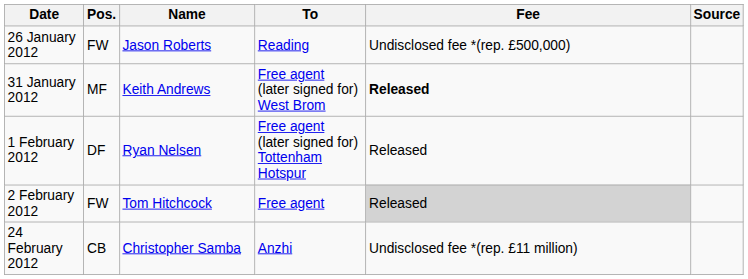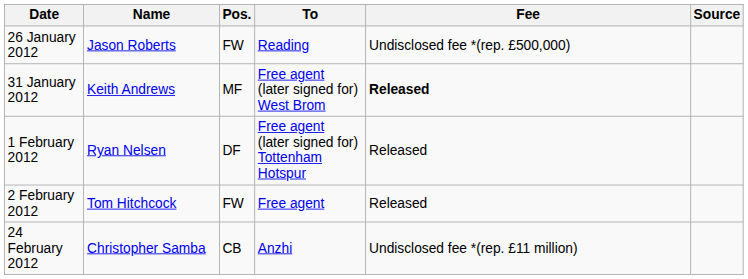columns swapped: (102, 15) <-> (187, 15)
(398, 203) lightgrey background -> (398, 203) no background
